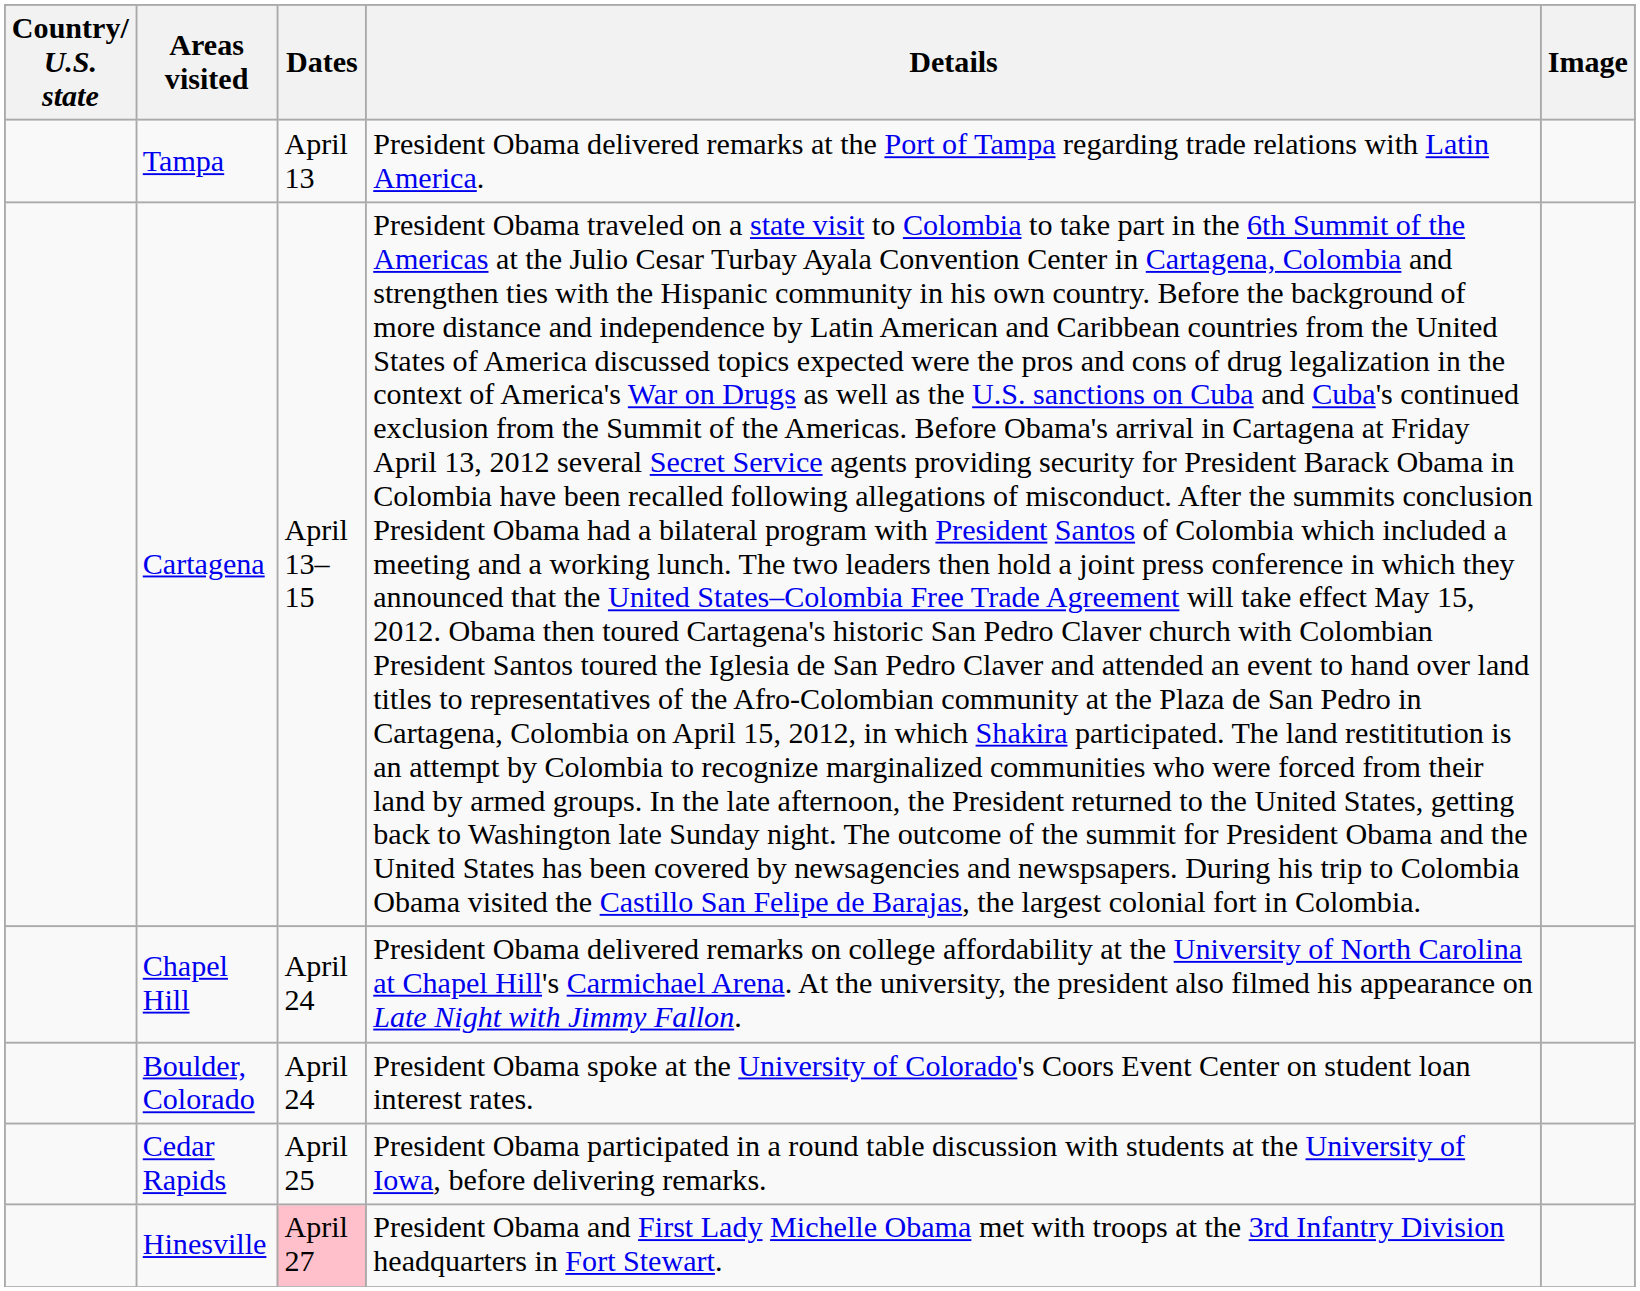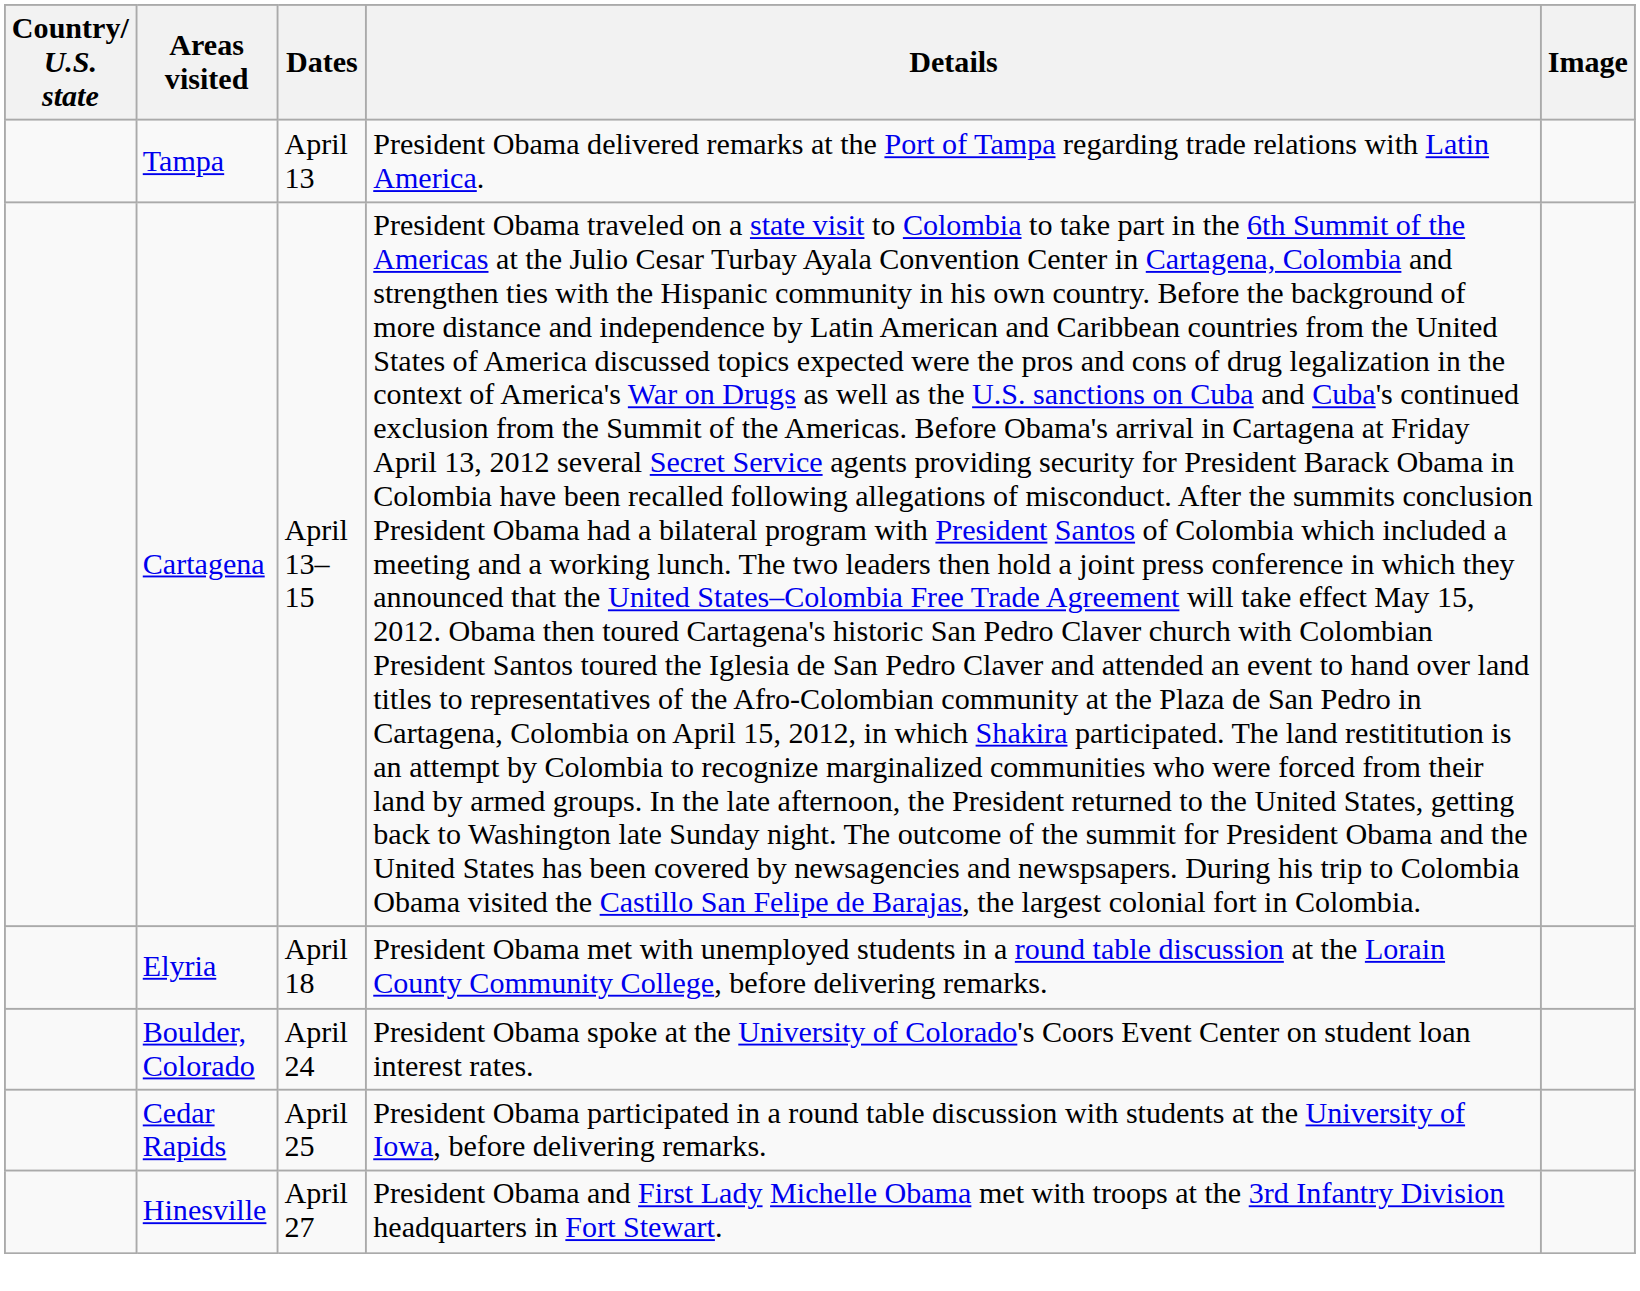+ row: (180, 966)
- row: (185, 983)
(316, 1245) pink background -> (316, 1211) no background
